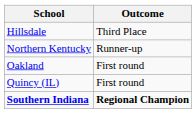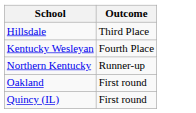+ row: (50, 48)
- row: (48, 100)
